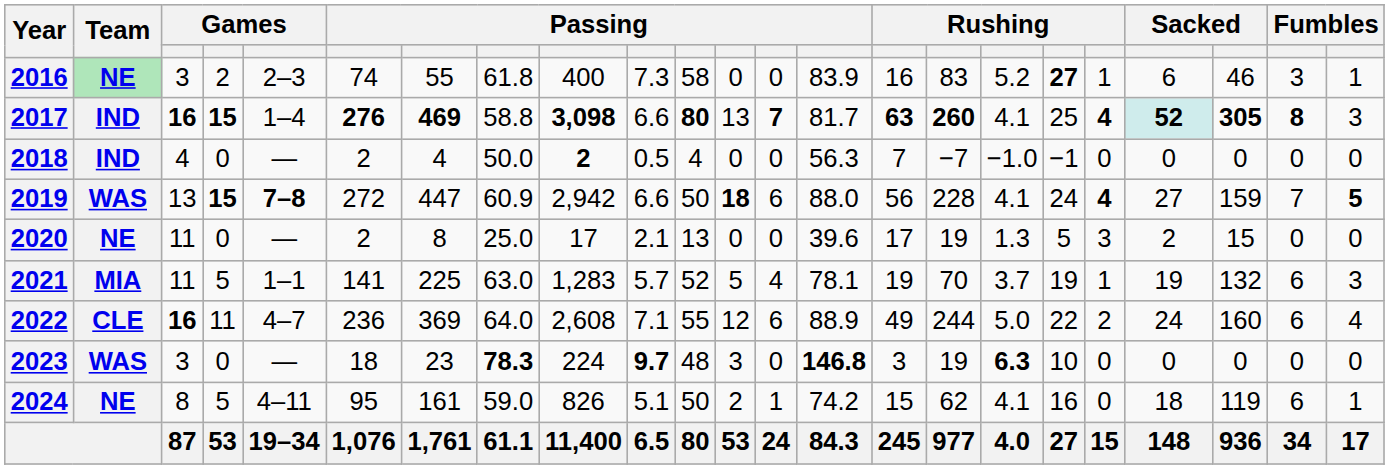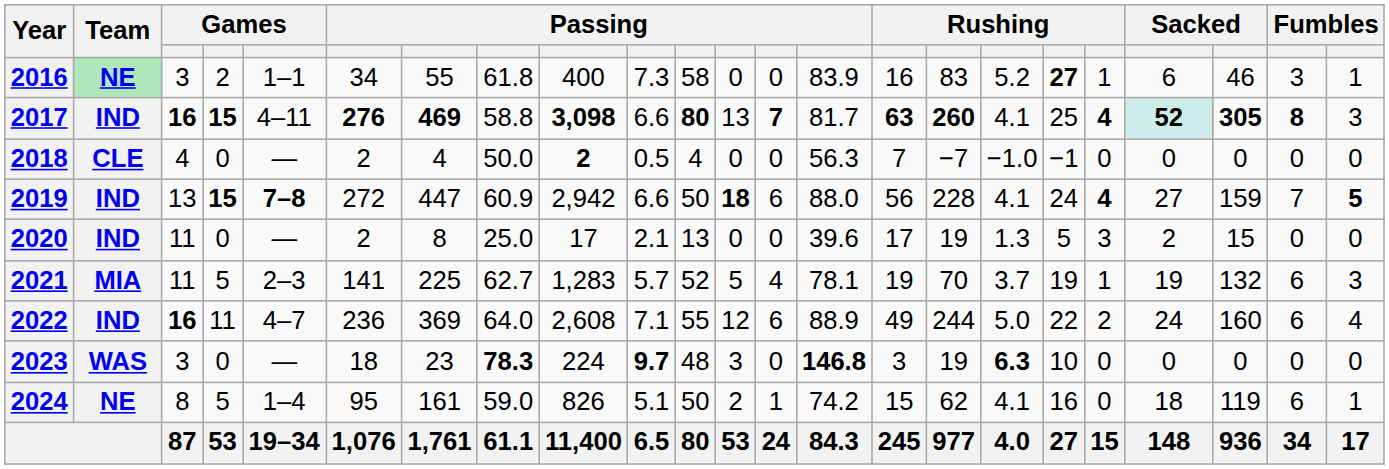(284, 77) 2–3 -> (284, 77) 1–1
(364, 77) 74 -> (364, 77) 34
(284, 117) 1–4 -> (284, 117) 4–11
(118, 158) IND -> (118, 158) CLE
(118, 198) WAS -> (118, 198) IND
(118, 239) NE -> (118, 239) IND
(284, 280) 1–1 -> (284, 280) 2–3
(508, 280) 63.0 -> (508, 280) 62.7
(118, 320) CLE -> (118, 320) IND
(284, 402) 4–11 -> (284, 402) 1–4
